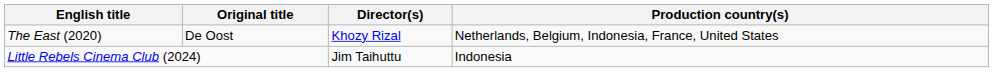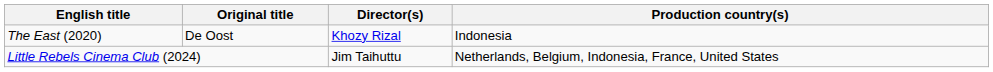(617, 35) Netherlands, Belgium, Indonesia, France, United States -> (483, 35) Indonesia
(483, 56) Indonesia -> (617, 56) Netherlands, Belgium, Indonesia, France, United States
